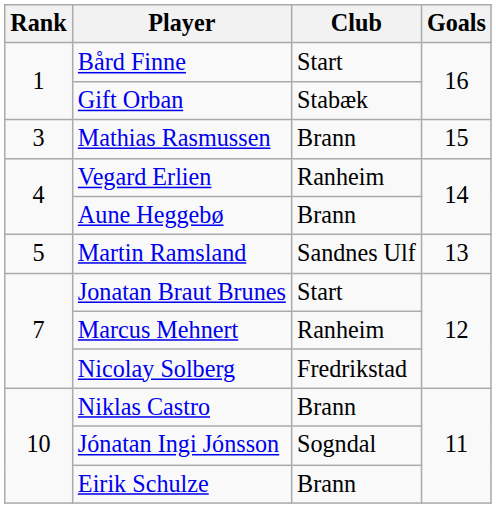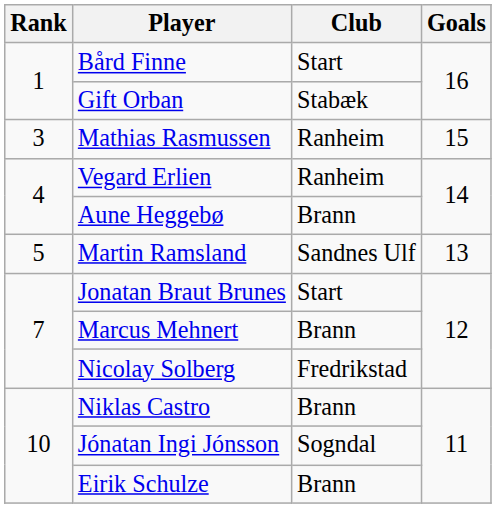(327, 138) Brann -> (341, 138) Ranheim
(341, 330) Ranheim -> (327, 330) Brann
